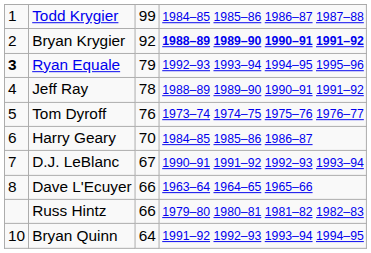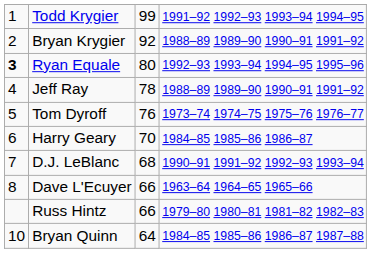(263, 17) 1984–85 1985–86 1986–87 1987–88 -> (263, 17) 1991–92 1992–93 1993–94 1994–95
(263, 41) bold -> (263, 41) normal
(147, 65) 79 -> (147, 65) 80
(147, 162) 67 -> (147, 162) 68
(263, 236) 1991–92 1992–93 1993–94 1994–95 -> (263, 236) 1984–85 1985–86 1986–87 1987–88
